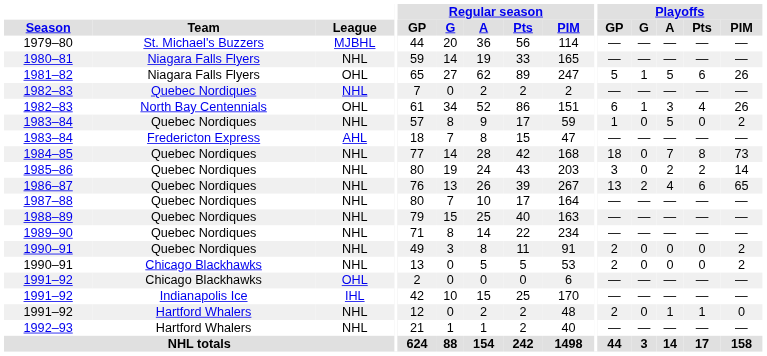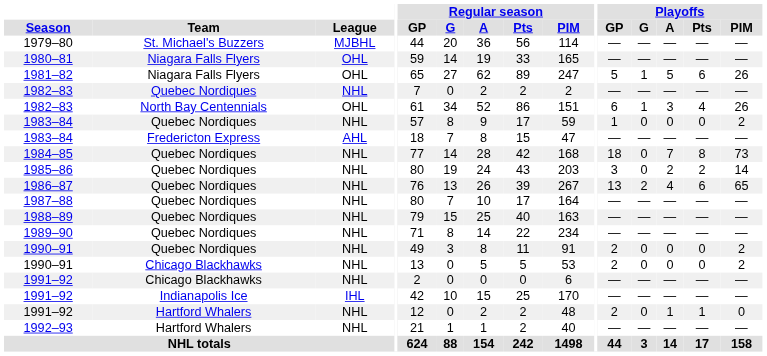(355, 59) NHL -> (355, 59) OHL
(670, 122) 5 -> (670, 122) 0
(355, 280) OHL -> (355, 280) NHL
